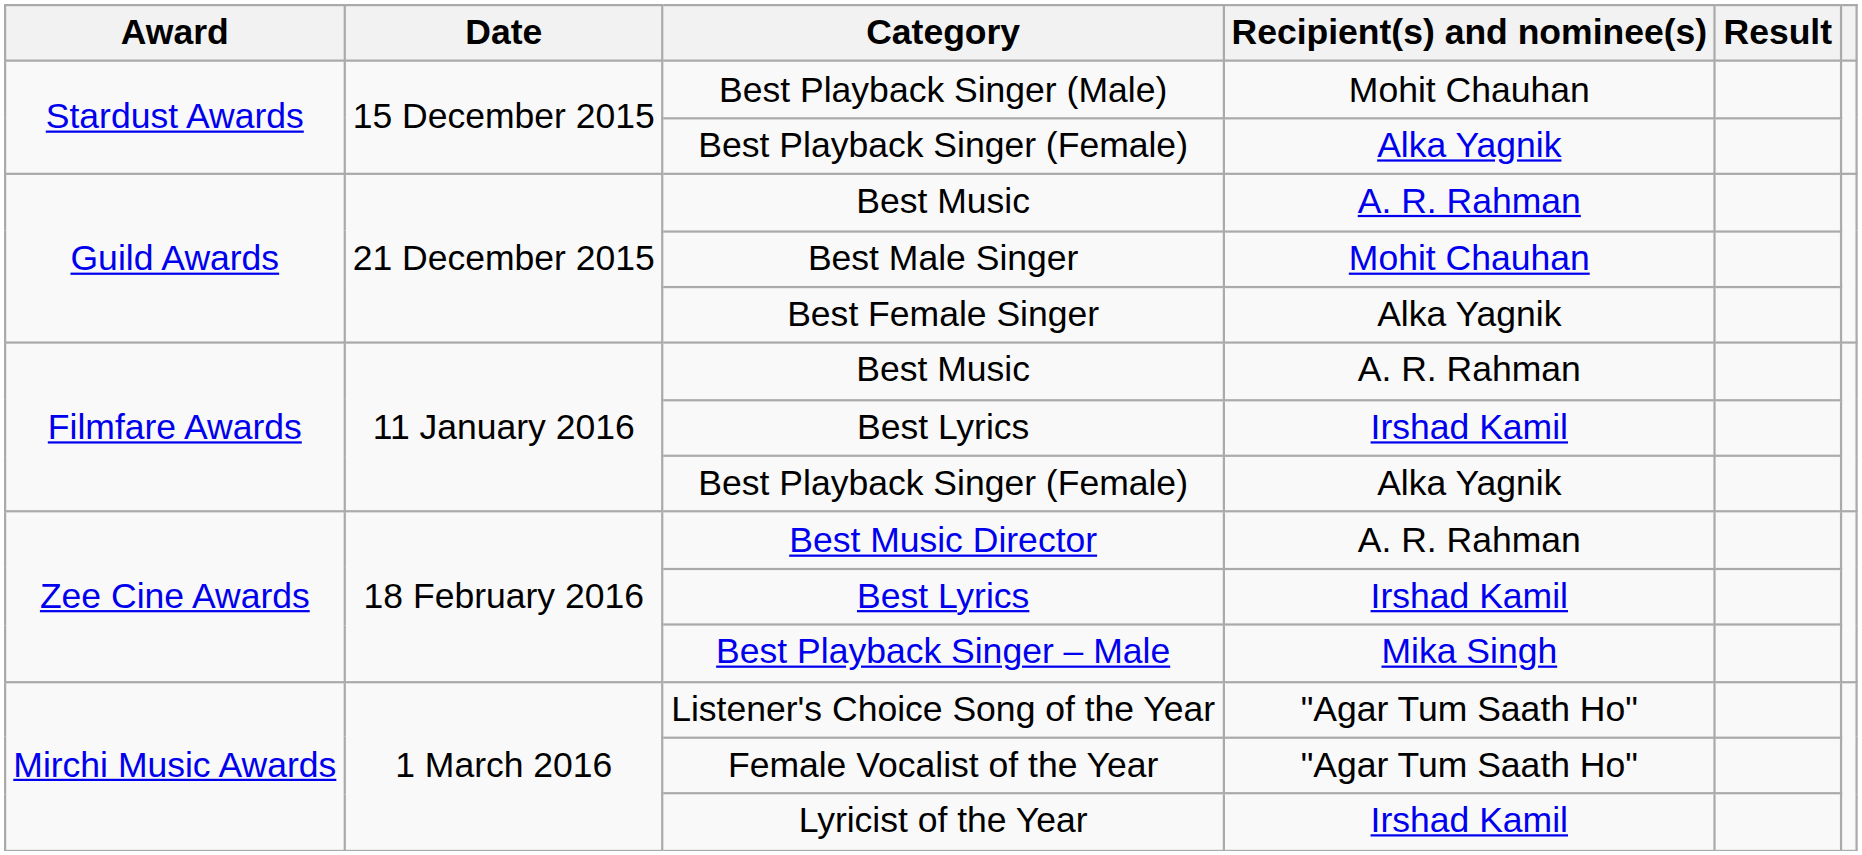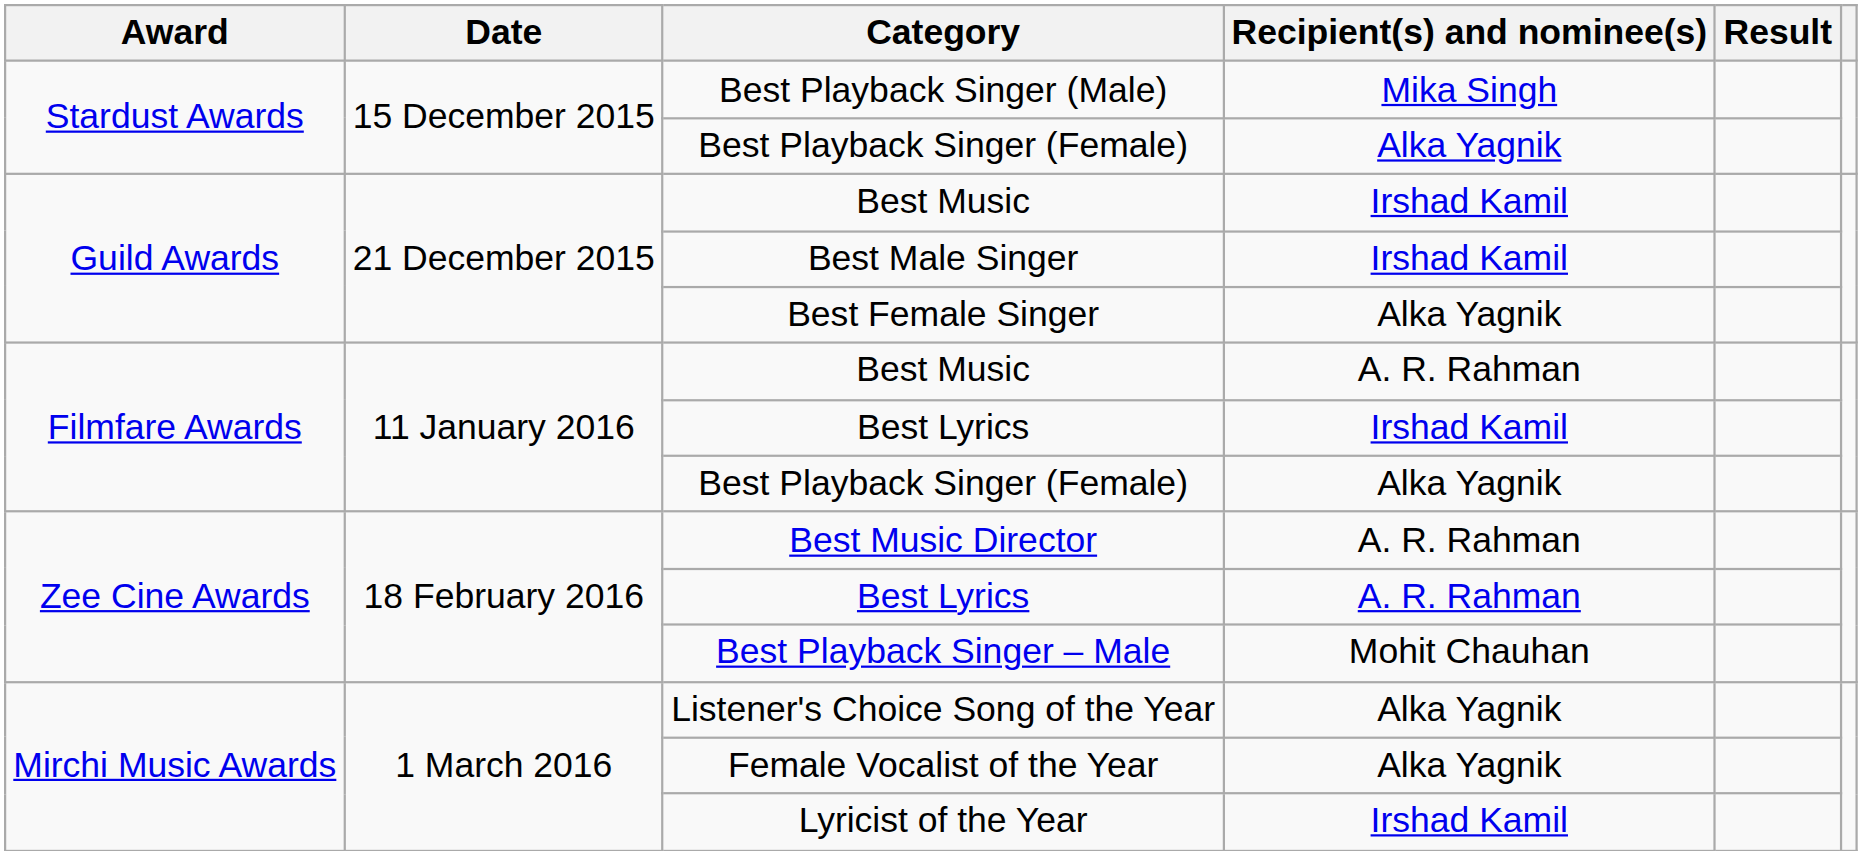(1469, 88) Mohit Chauhan -> (1469, 88) Mika Singh
(1469, 201) A. R. Rahman -> (1469, 201) Irshad Kamil
(1469, 257) Mohit Chauhan -> (1469, 257) Irshad Kamil
(1469, 595) Irshad Kamil -> (1469, 595) A. R. Rahman
(1469, 652) Mika Singh -> (1469, 652) Mohit Chauhan
(1469, 708) "Agar Tum Saath Ho" -> (1469, 708) Alka Yagnik
(1469, 764) "Agar Tum Saath Ho" -> (1469, 764) Alka Yagnik
